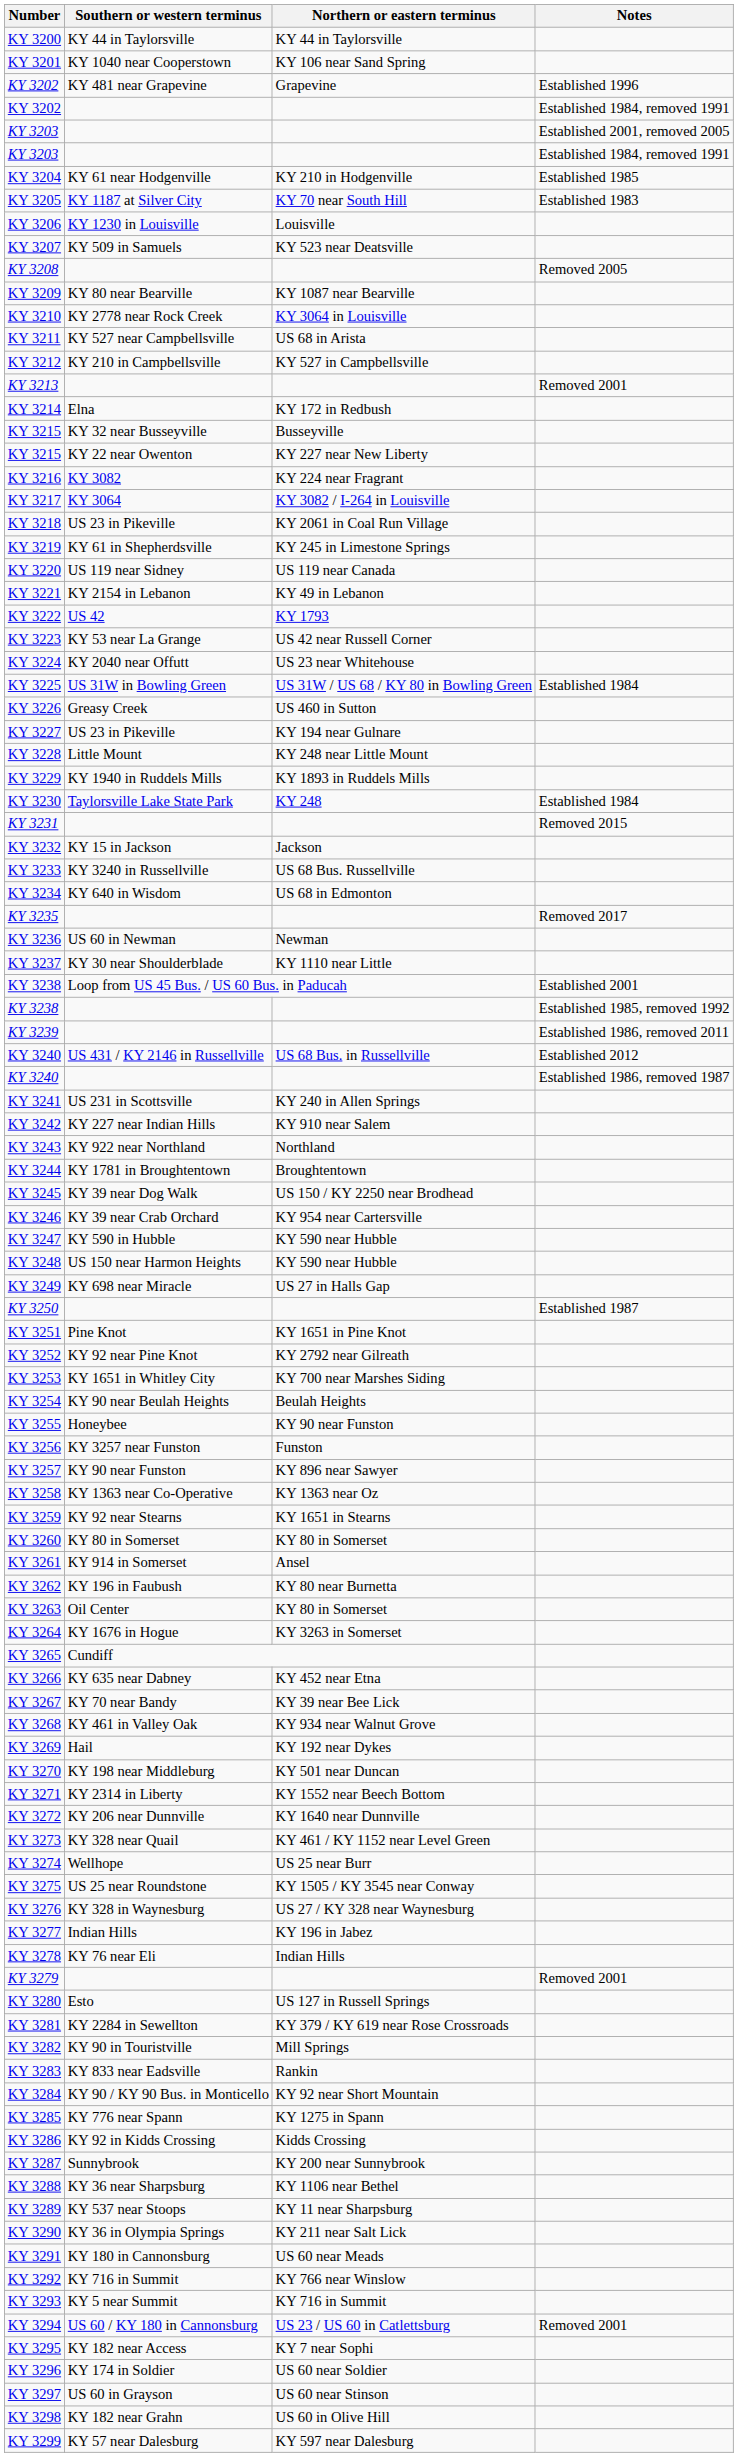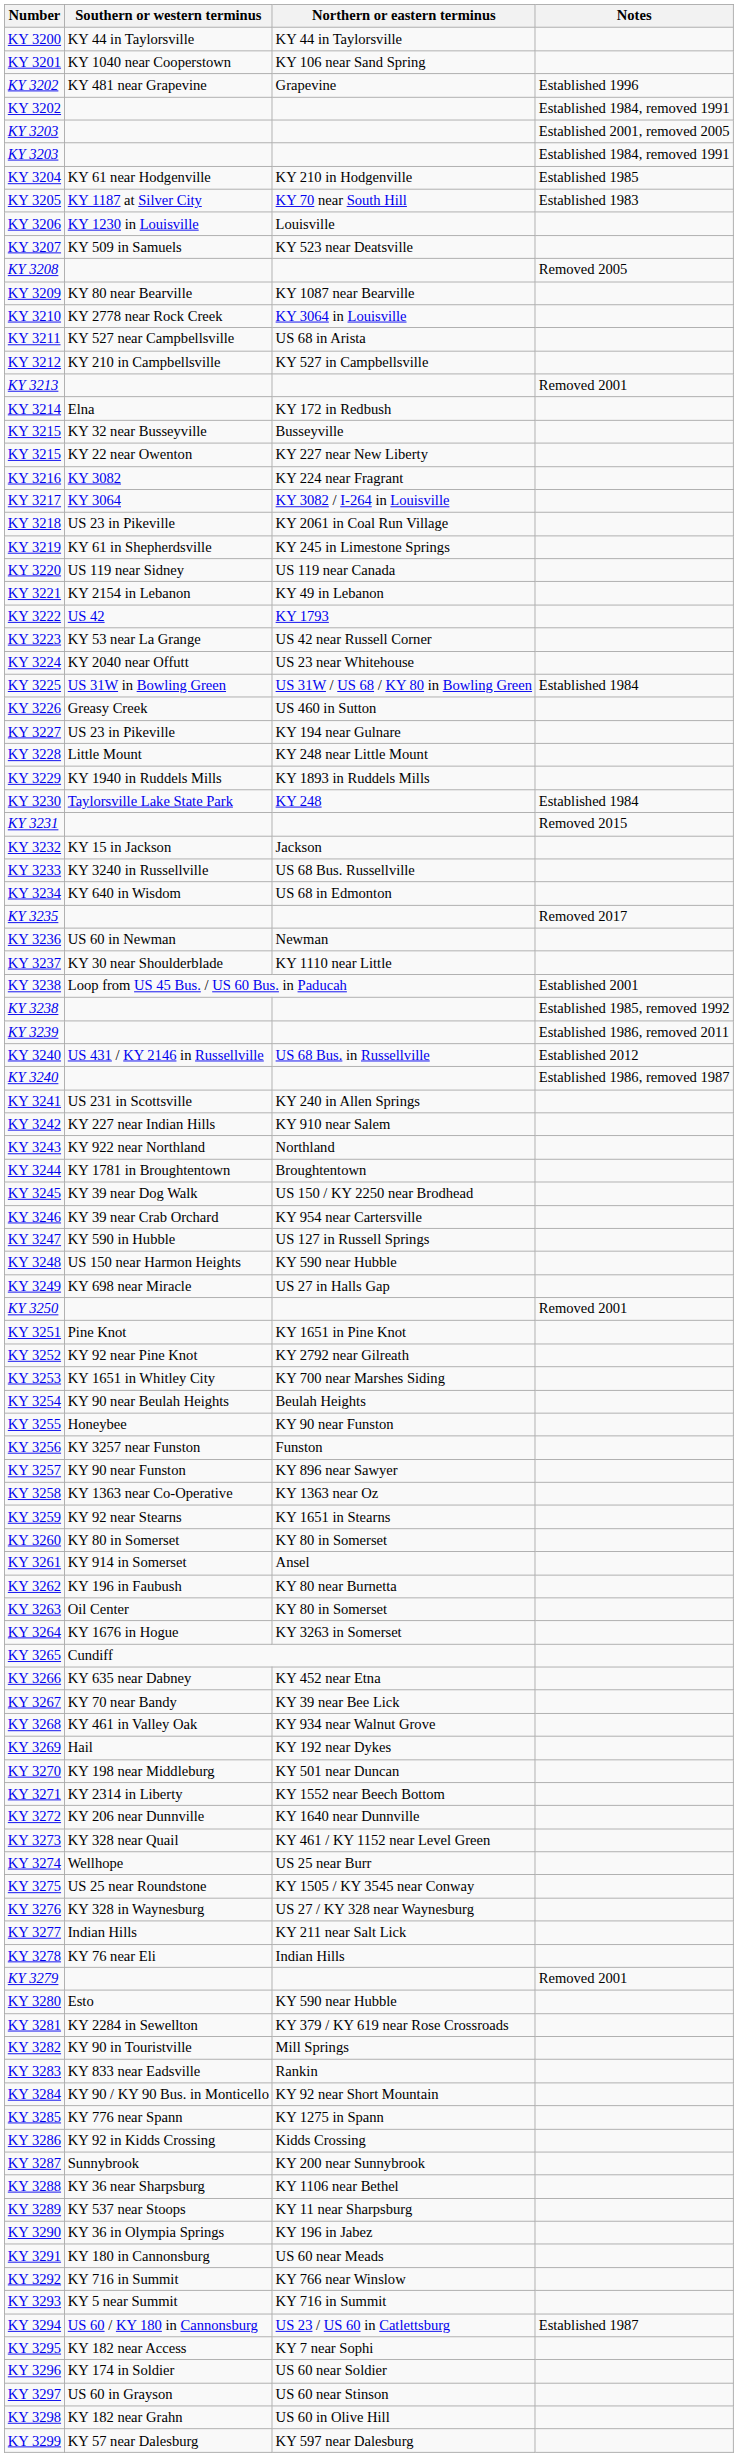(336, 1239) KY 590 near Hubble -> (352, 1239) US 127 in Russell Springs
(589, 1309) Established 1987 -> (583, 1309) Removed 2001
(324, 1932) KY 196 in Jabez -> (341, 1932) KY 211 near Salt Lick
(352, 2001) US 127 in Russell Springs -> (336, 2001) KY 590 near Hubble
(341, 2232) KY 211 near Salt Lick -> (324, 2232) KY 196 in Jabez
(583, 2325) Removed 2001 -> (589, 2325) Established 1987
